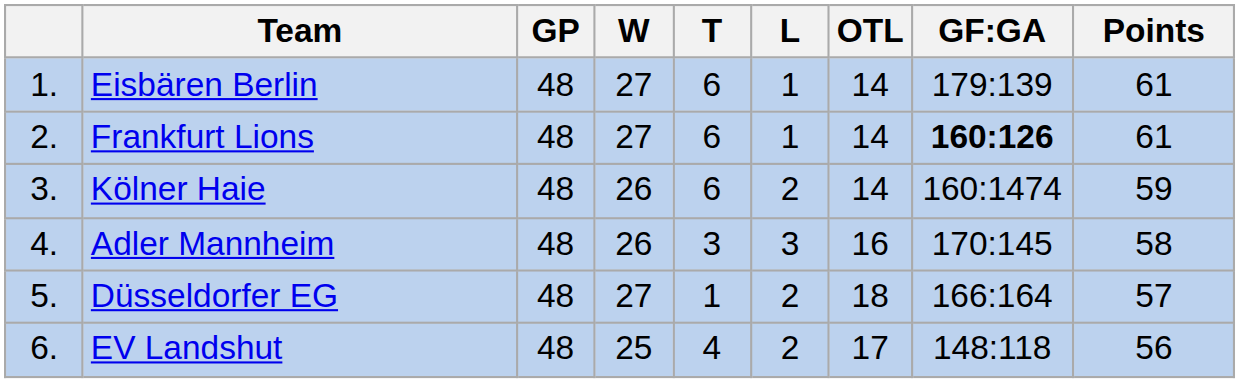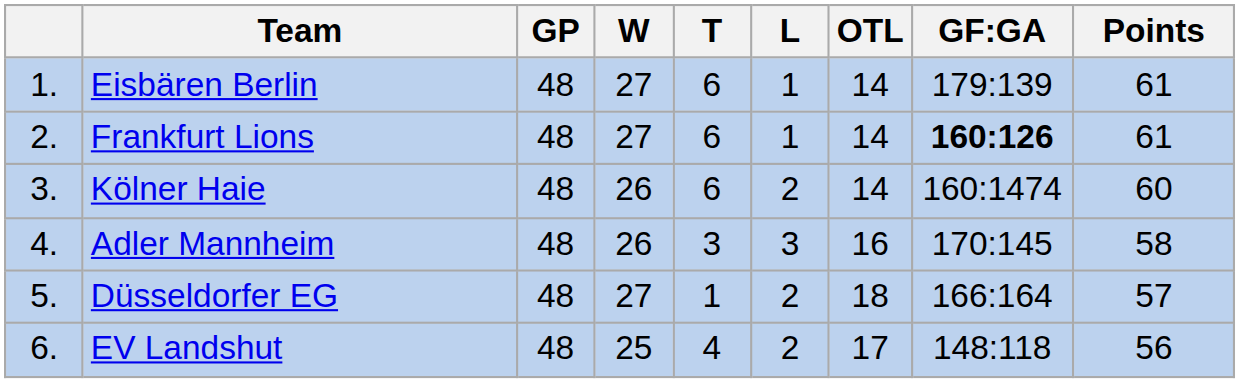(1154, 190) 59 -> (1154, 190) 60
